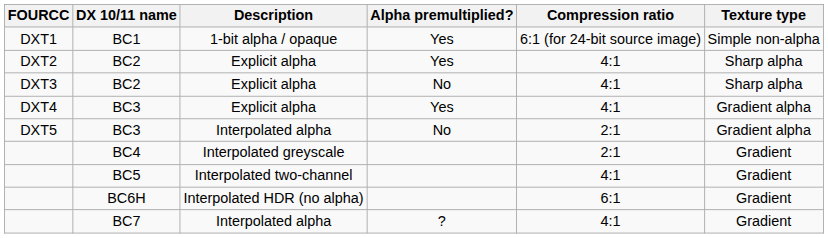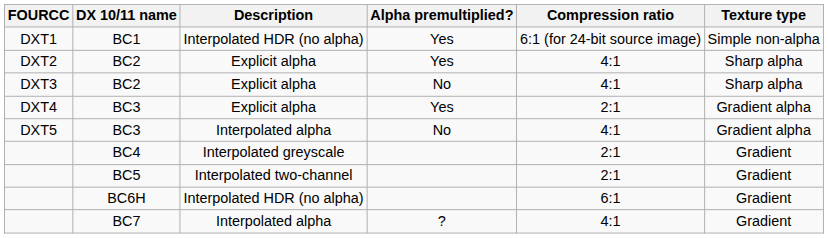(274, 38) 1-bit alpha / opaque -> (274, 38) Interpolated HDR (no alpha)
(611, 107) 4:1 -> (611, 107) 2:1
(611, 130) 2:1 -> (611, 130) 4:1
(611, 175) 4:1 -> (611, 175) 2:1
